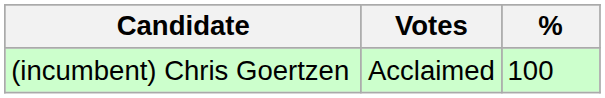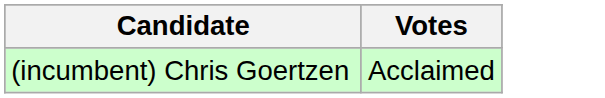- column: (551, 26)
